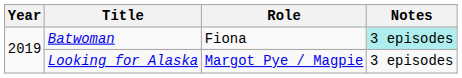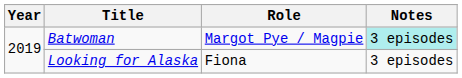(226, 39) Fiona -> (284, 39) Margot Pye / Magpie
(284, 61) Margot Pye / Magpie -> (226, 61) Fiona
